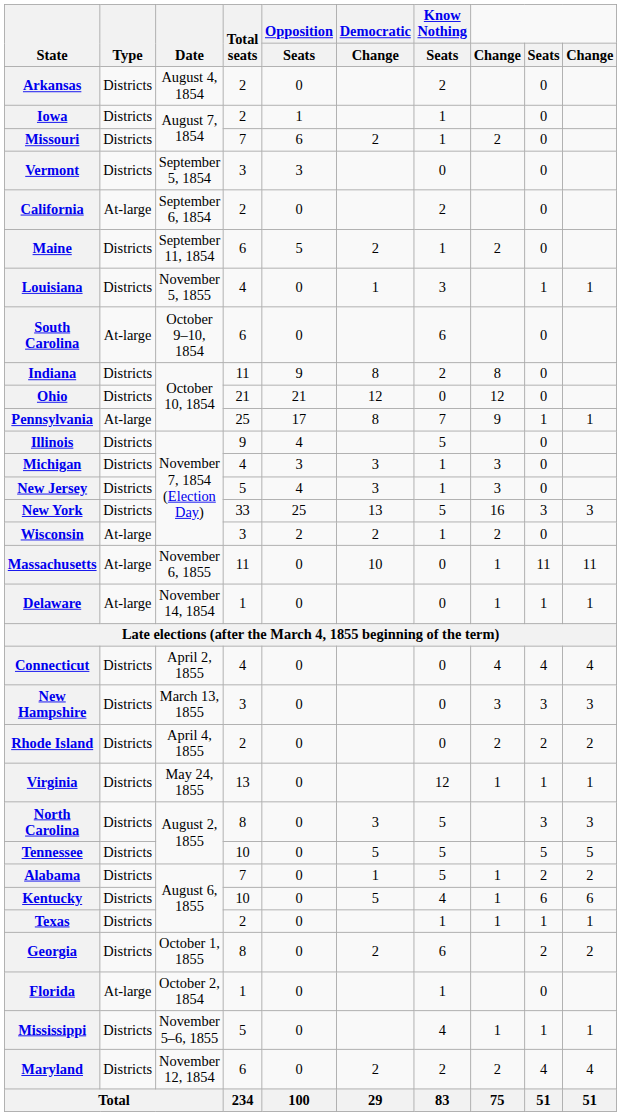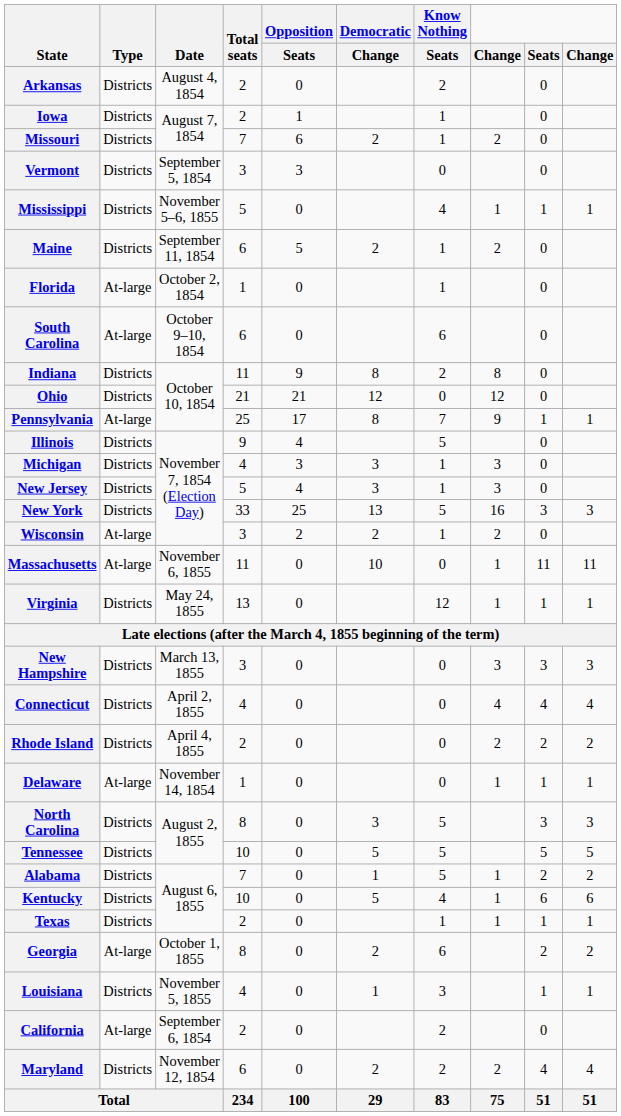rows swapped: (52, 209) <-> (52, 1030)
rows swapped: (52, 991) <-> (52, 287)
rows swapped: (52, 603) <-> (52, 782)
rows swapped: (52, 704) <-> (52, 665)
(128, 952) Districts -> (128, 952) At-large
